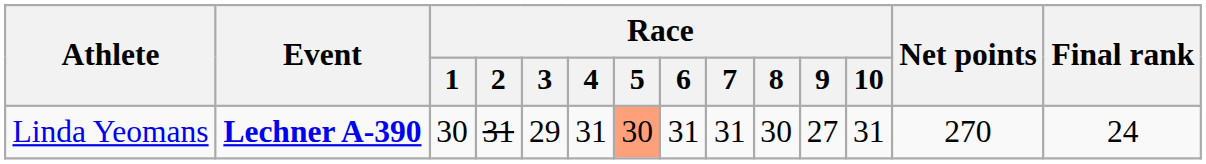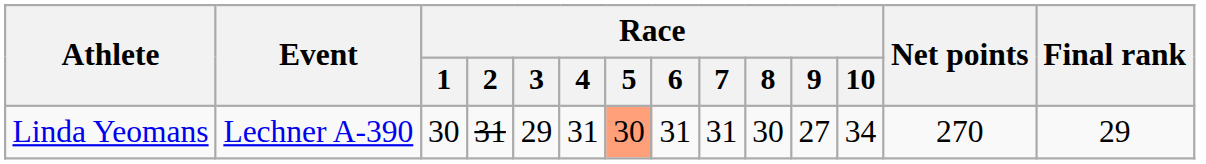(322, 132) bold -> (318, 132) normal
(869, 132) 31 -> (861, 132) 34
(1123, 132) 24 -> (1115, 132) 29
